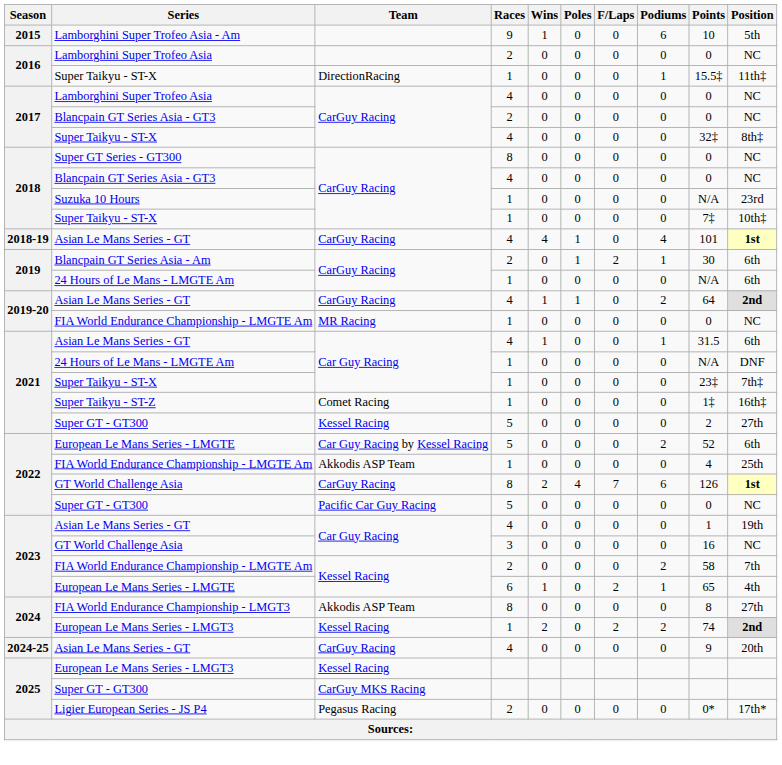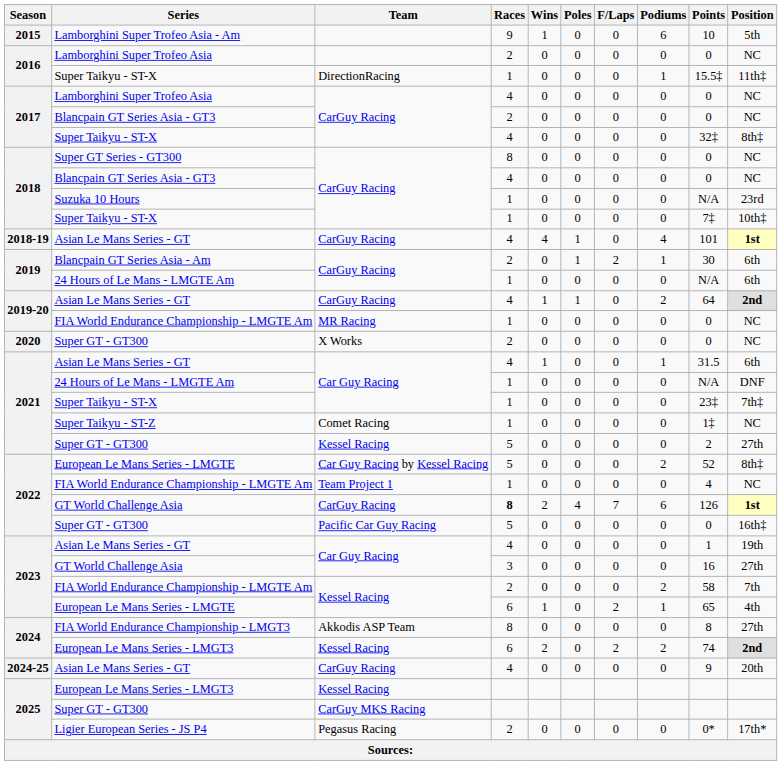+ row: (28, 341)
(752, 403) 16th‡ -> (752, 423) NC
(752, 444) 6th -> (752, 464) 8th‡
(367, 464) Akkodis ASP Team -> (356, 484) Team Project 1
(752, 464) 25th -> (752, 484) NC
(510, 484) normal -> (510, 505) bold
(752, 505) NC -> (752, 525) 16th‡
(752, 546) NC -> (752, 566) 27th
(510, 627) 1 -> (510, 648) 6
